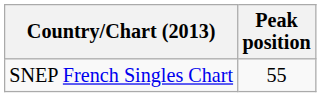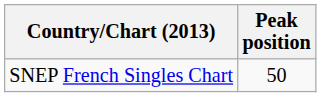(277, 75) 55 -> (277, 75) 50
